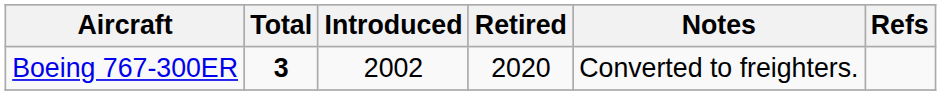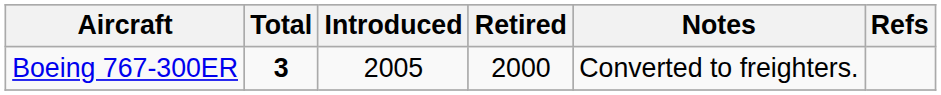(393, 68) 2002 -> (393, 68) 2005
(521, 68) 2020 -> (521, 68) 2000
